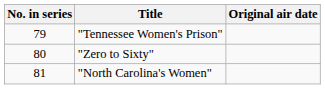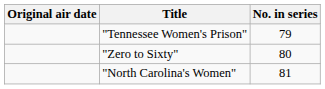columns swapped: (40, 14) <-> (273, 14)
